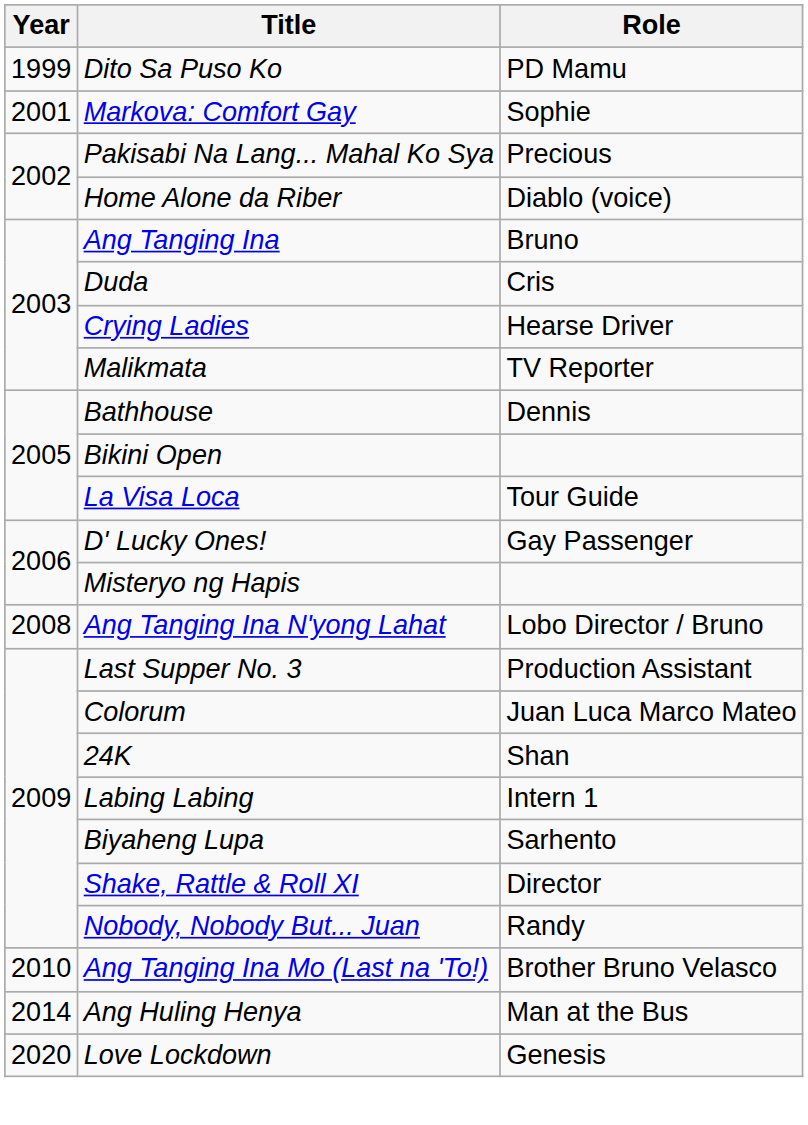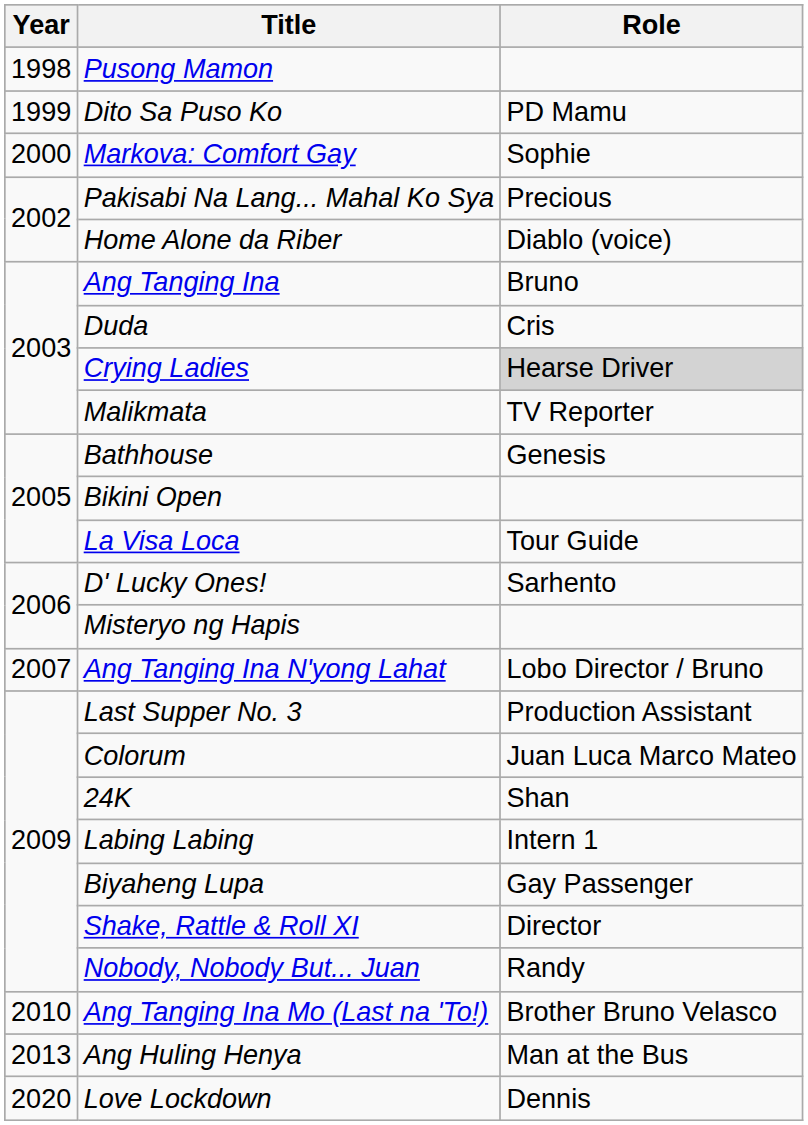+ row: (178, 68)
(41, 111) 2001 -> (41, 154) 2000
(590, 326) no background -> (590, 369) lightgrey background
(549, 411) Dennis -> (556, 454) Genesis
(600, 540) Gay Passenger -> (561, 583) Sarhento
(41, 626) 2008 -> (41, 669) 2007
(561, 840) Sarhento -> (600, 883) Gay Passenger
(41, 1012) 2014 -> (41, 1055) 2013
(556, 1055) Genesis -> (549, 1098) Dennis
